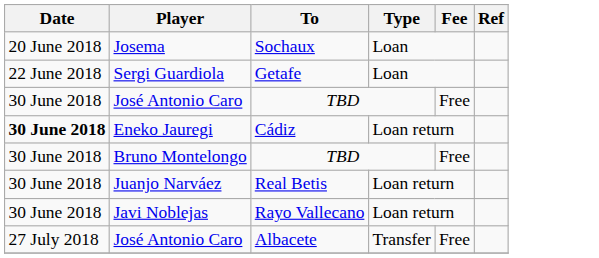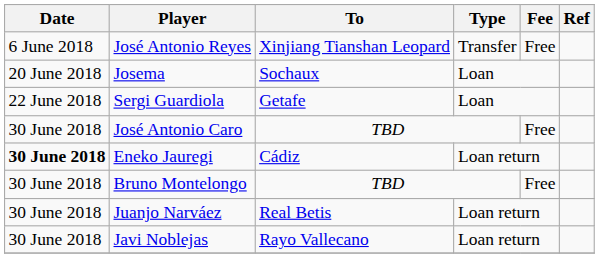+ row: (182, 45)
- row: (178, 239)
